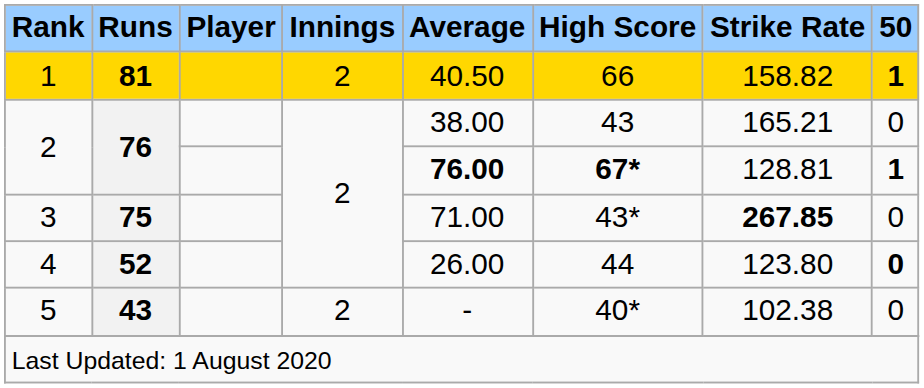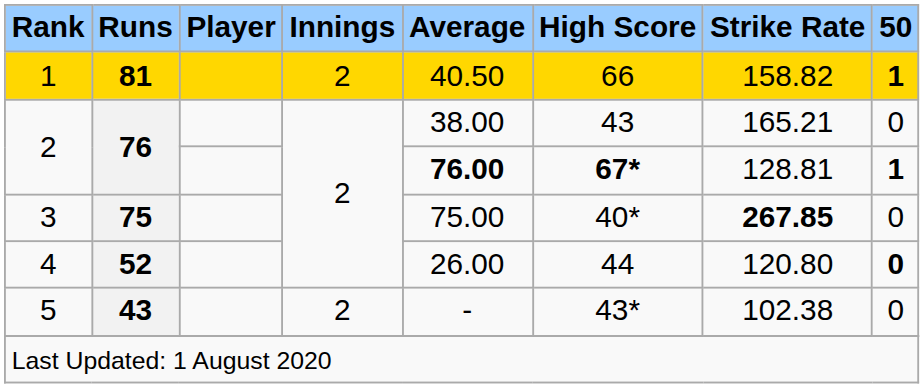(467, 216) 71.00 -> (467, 216) 75.00
(618, 216) 43* -> (618, 216) 40*
(788, 264) 123.80 -> (788, 264) 120.80
(618, 311) 40* -> (618, 311) 43*
